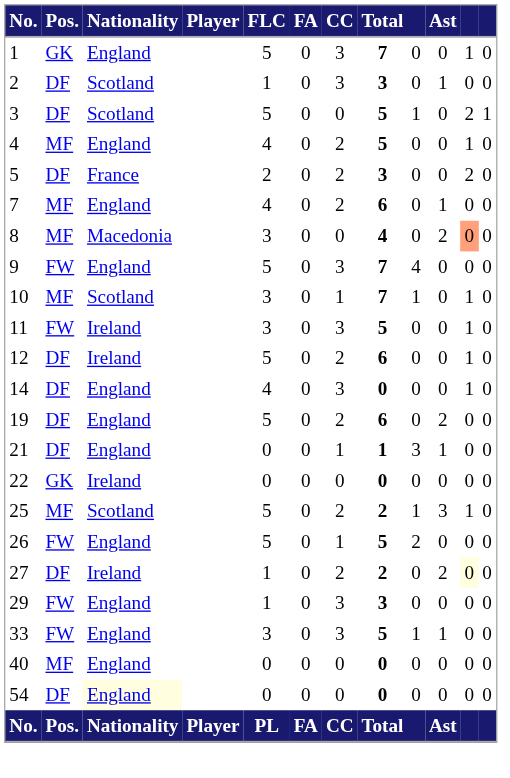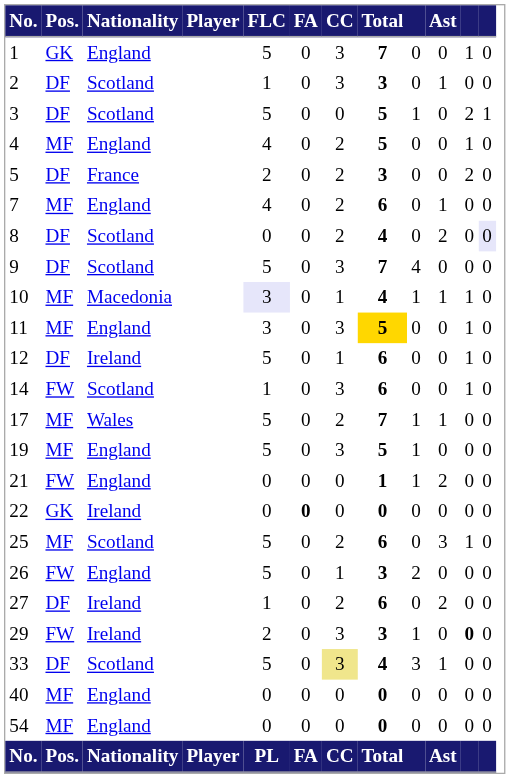(59, 235) MF -> (58, 235) DF
(129, 235) Macedonia -> (120, 235) Scotland
(267, 235) 3 -> (267, 235) 0
(340, 235) 0 -> (340, 235) 2
(469, 235) lightsalmon background -> (469, 235) no background
(487, 235) no background -> (487, 235) lavender background
(60, 266) FW -> (58, 266) DF
(119, 266) England -> (120, 266) Scotland
(120, 297) Scotland -> (129, 297) Macedonia
(267, 297) no background -> (267, 297) lavender background
(382, 297) 7 -> (382, 297) 4
(443, 297) 0 -> (443, 297) 1
(60, 327) FW -> (59, 327) MF
(114, 327) Ireland -> (119, 327) England
(382, 327) no background -> (382, 327) gold background
(340, 358) 2 -> (340, 358) 1
(58, 388) DF -> (60, 388) FW
(119, 388) England -> (120, 388) Scotland
(267, 388) 4 -> (267, 388) 1
(382, 388) 0 -> (382, 388) 6
+ row: (19, 419)
(58, 419) DF -> (59, 450) MF
(340, 419) 2 -> (340, 450) 3
(382, 419) 6 -> (382, 450) 5
(416, 419) 0 -> (416, 450) 1
(443, 419) 2 -> (443, 450) 0
(58, 450) DF -> (60, 480) FW
(340, 450) 1 -> (340, 480) 0
(416, 450) 3 -> (416, 480) 1
(443, 450) 1 -> (443, 480) 2
(306, 480) normal -> (306, 511) bold
(382, 511) 2 -> (382, 541) 6
(416, 511) 1 -> (416, 541) 0
(382, 541) 5 -> (382, 572) 3
(382, 572) 2 -> (382, 602) 6
(469, 572) lightyellow background -> (469, 603) no background
(119, 602) England -> (114, 633) Ireland
(267, 603) 1 -> (267, 633) 2
(416, 603) 0 -> (416, 633) 1
(469, 603) normal -> (469, 633) bold
(60, 633) FW -> (58, 664) DF
(119, 633) England -> (120, 664) Scotland
(267, 633) 3 -> (267, 664) 5
(340, 633) no background -> (340, 664) khaki background
(382, 633) 5 -> (382, 664) 4
(416, 633) 1 -> (416, 664) 3
(58, 694) DF -> (59, 725) MF
(119, 694) lightyellow background -> (119, 725) no background
